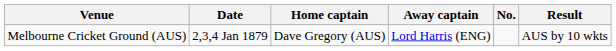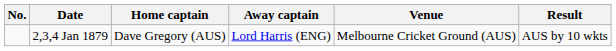columns swapped: (506, 14) <-> (97, 14)
